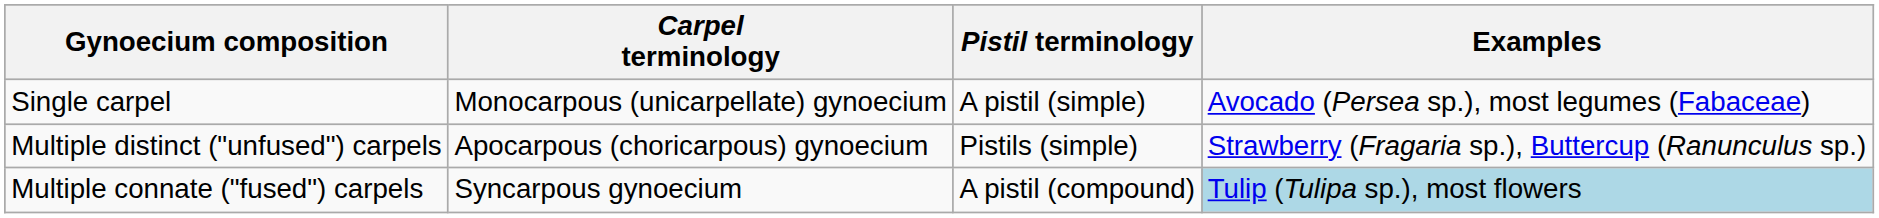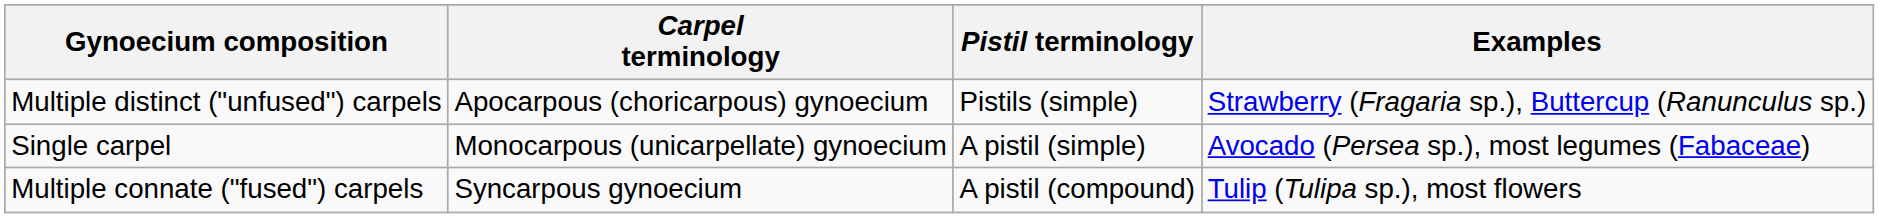rows swapped: (91, 101) <-> (226, 145)
(1395, 189) lightblue background -> (1395, 189) no background
